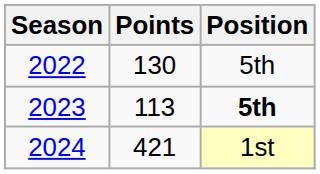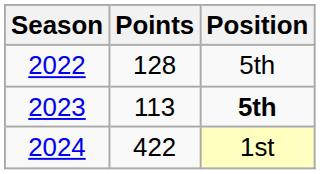(155, 66) 130 -> (155, 66) 128
(155, 147) 421 -> (155, 147) 422
